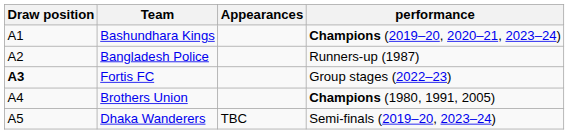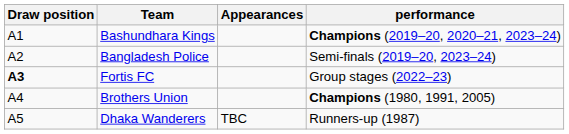(364, 56) Runners-up (1987) -> (403, 56) Semi-finals (2019–20, 2023–24)
(403, 118) Semi-finals (2019–20, 2023–24) -> (364, 118) Runners-up (1987)
